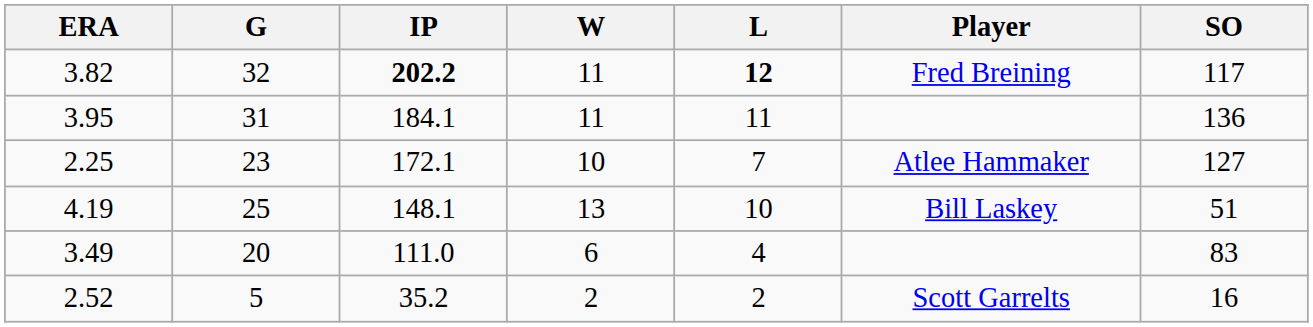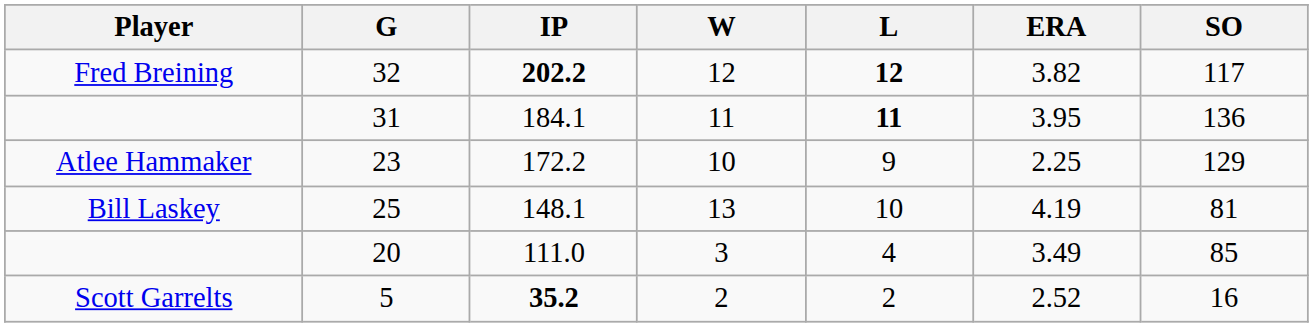columns swapped: (991, 27) <-> (89, 27)
(591, 72) 11 -> (721, 72) 12
(759, 117) normal -> (889, 117) bold
(424, 162) 172.1 -> (554, 162) 172.2
(759, 162) 7 -> (889, 162) 9
(1224, 162) 127 -> (1224, 162) 129
(1224, 207) 51 -> (1224, 207) 81
(591, 252) 6 -> (721, 252) 3
(1224, 252) 83 -> (1224, 252) 85
(424, 298) normal -> (554, 298) bold
